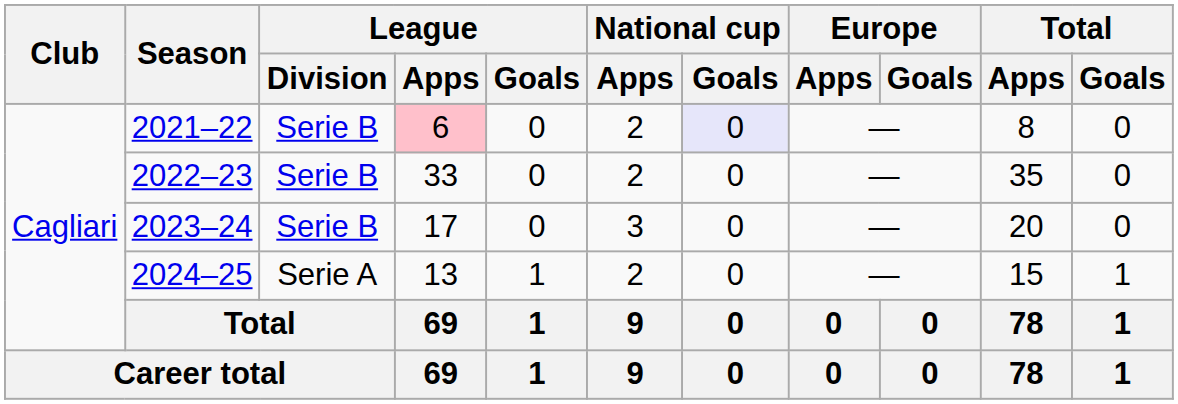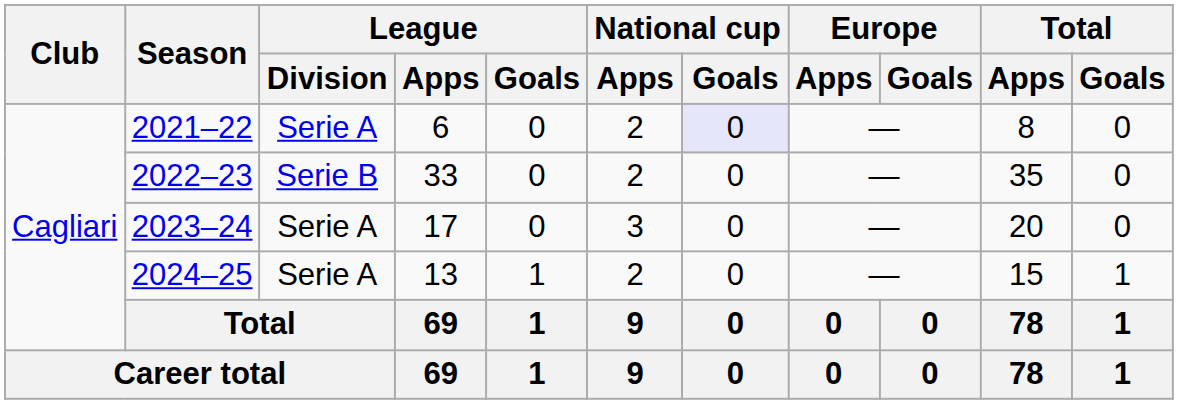(327, 127) Serie B -> (327, 127) Serie A
(441, 127) pink background -> (441, 127) no background
(327, 226) Serie B -> (327, 226) Serie A
